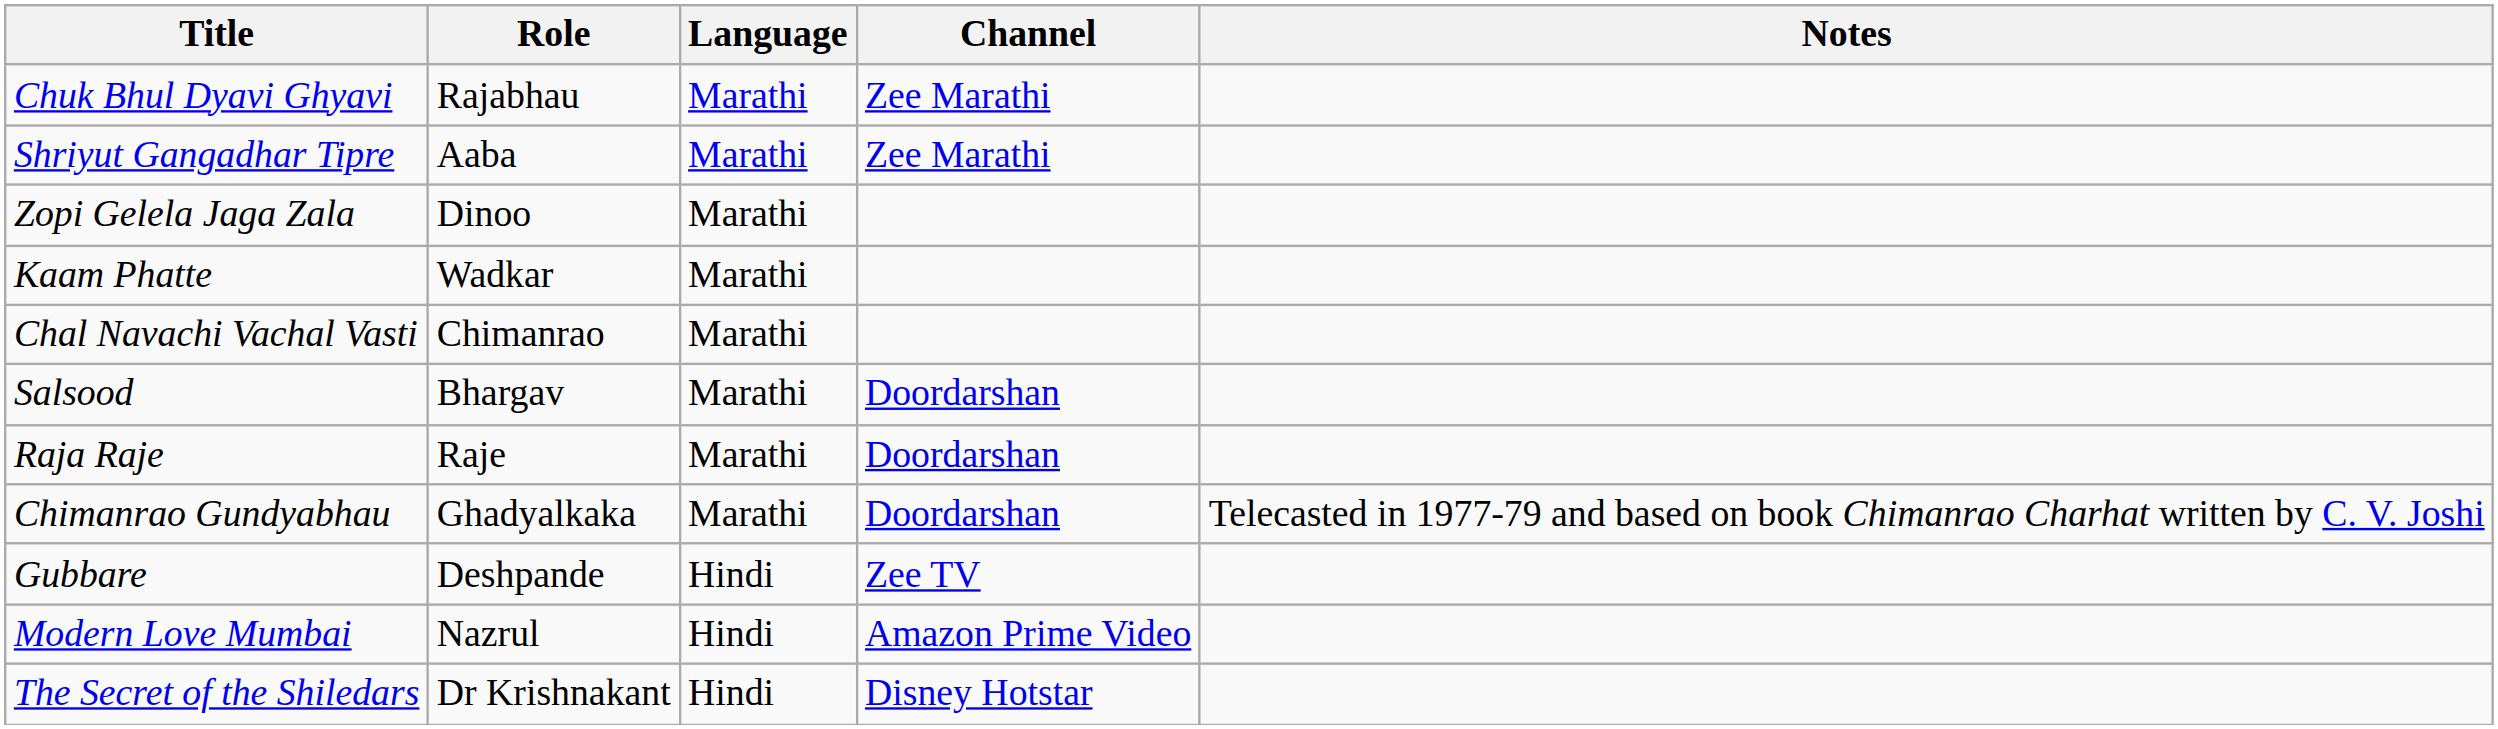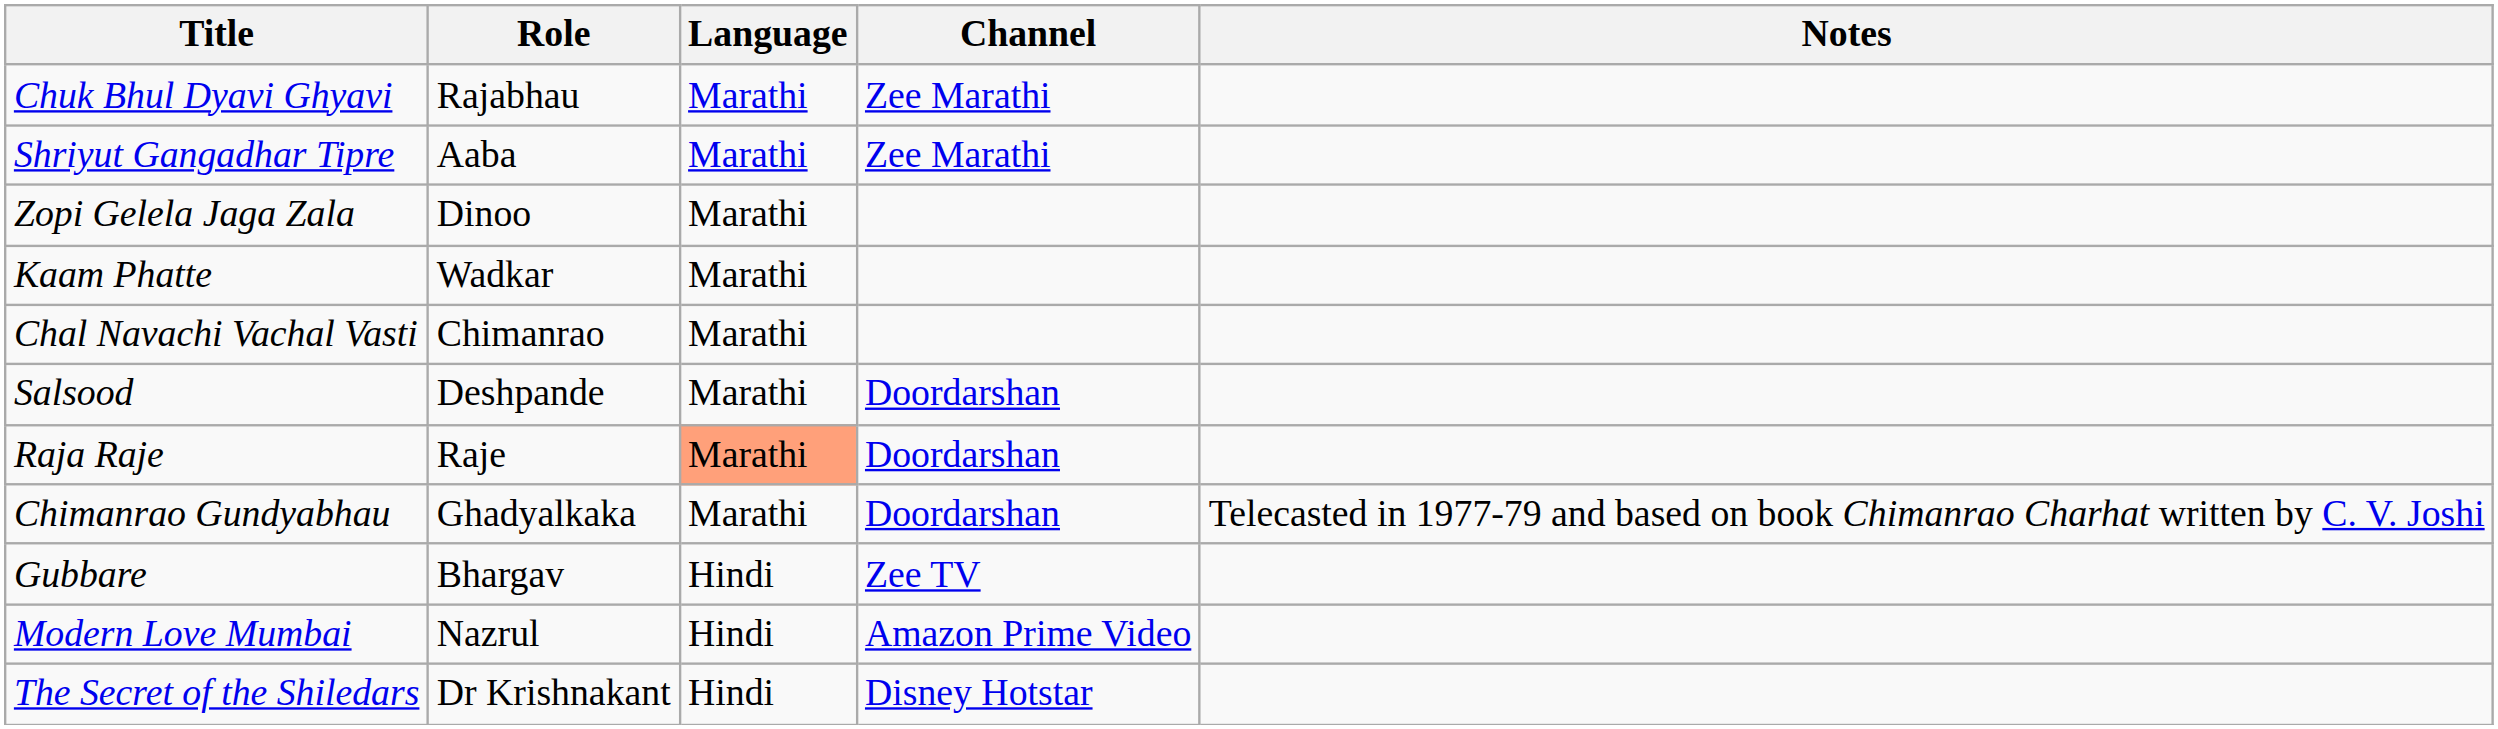(500, 393) Bhargav -> (521, 393) Deshpande
(748, 453) no background -> (748, 453) lightsalmon background
(521, 573) Deshpande -> (500, 573) Bhargav
